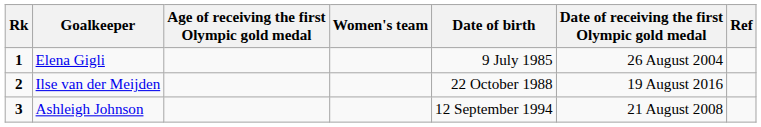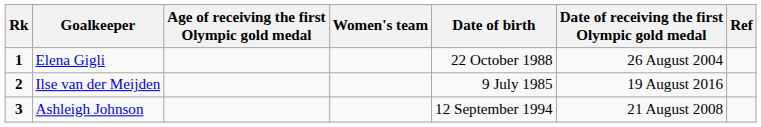(517, 60) 9 July 1985 -> (502, 60) 22 October 1988
(502, 85) 22 October 1988 -> (517, 85) 9 July 1985
